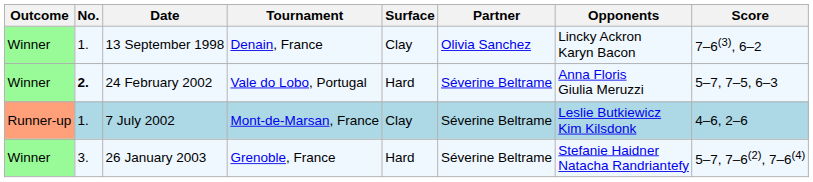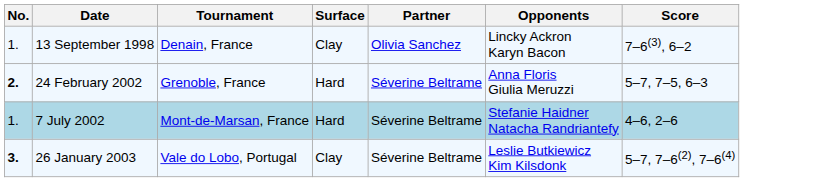- column: (39, 14)
(299, 82) Vale do Lobo, Portugal -> (213, 82) Grenoble, France
(399, 119) Clay -> (330, 119) Hard
(610, 119) Leslie Butkiewicz Kim Kilsdonk -> (554, 119) Stefanie Haidner Natacha Randriantefy
(83, 157) normal -> (13, 157) bold
(283, 157) Grenoble, France -> (229, 157) Vale do Lobo, Portugal
(400, 157) Hard -> (329, 157) Clay
(624, 157) Stefanie Haidner Natacha Randriantefy -> (540, 157) Leslie Butkiewicz Kim Kilsdonk
